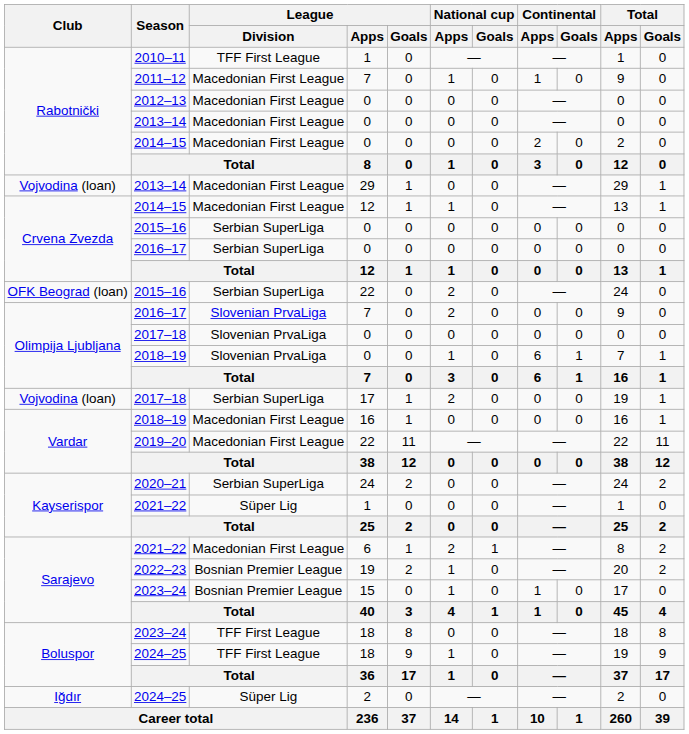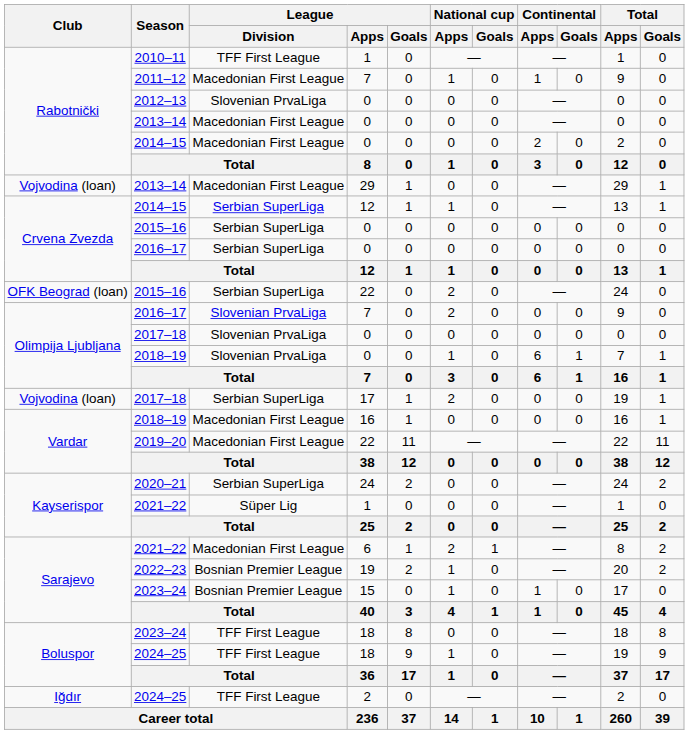(268, 100) Macedonian First League -> (268, 100) Slovenian PrvaLiga
(268, 206) Macedonian First League -> (268, 206) Serbian SuperLiga
(268, 697) Süper Lig -> (268, 697) TFF First League
